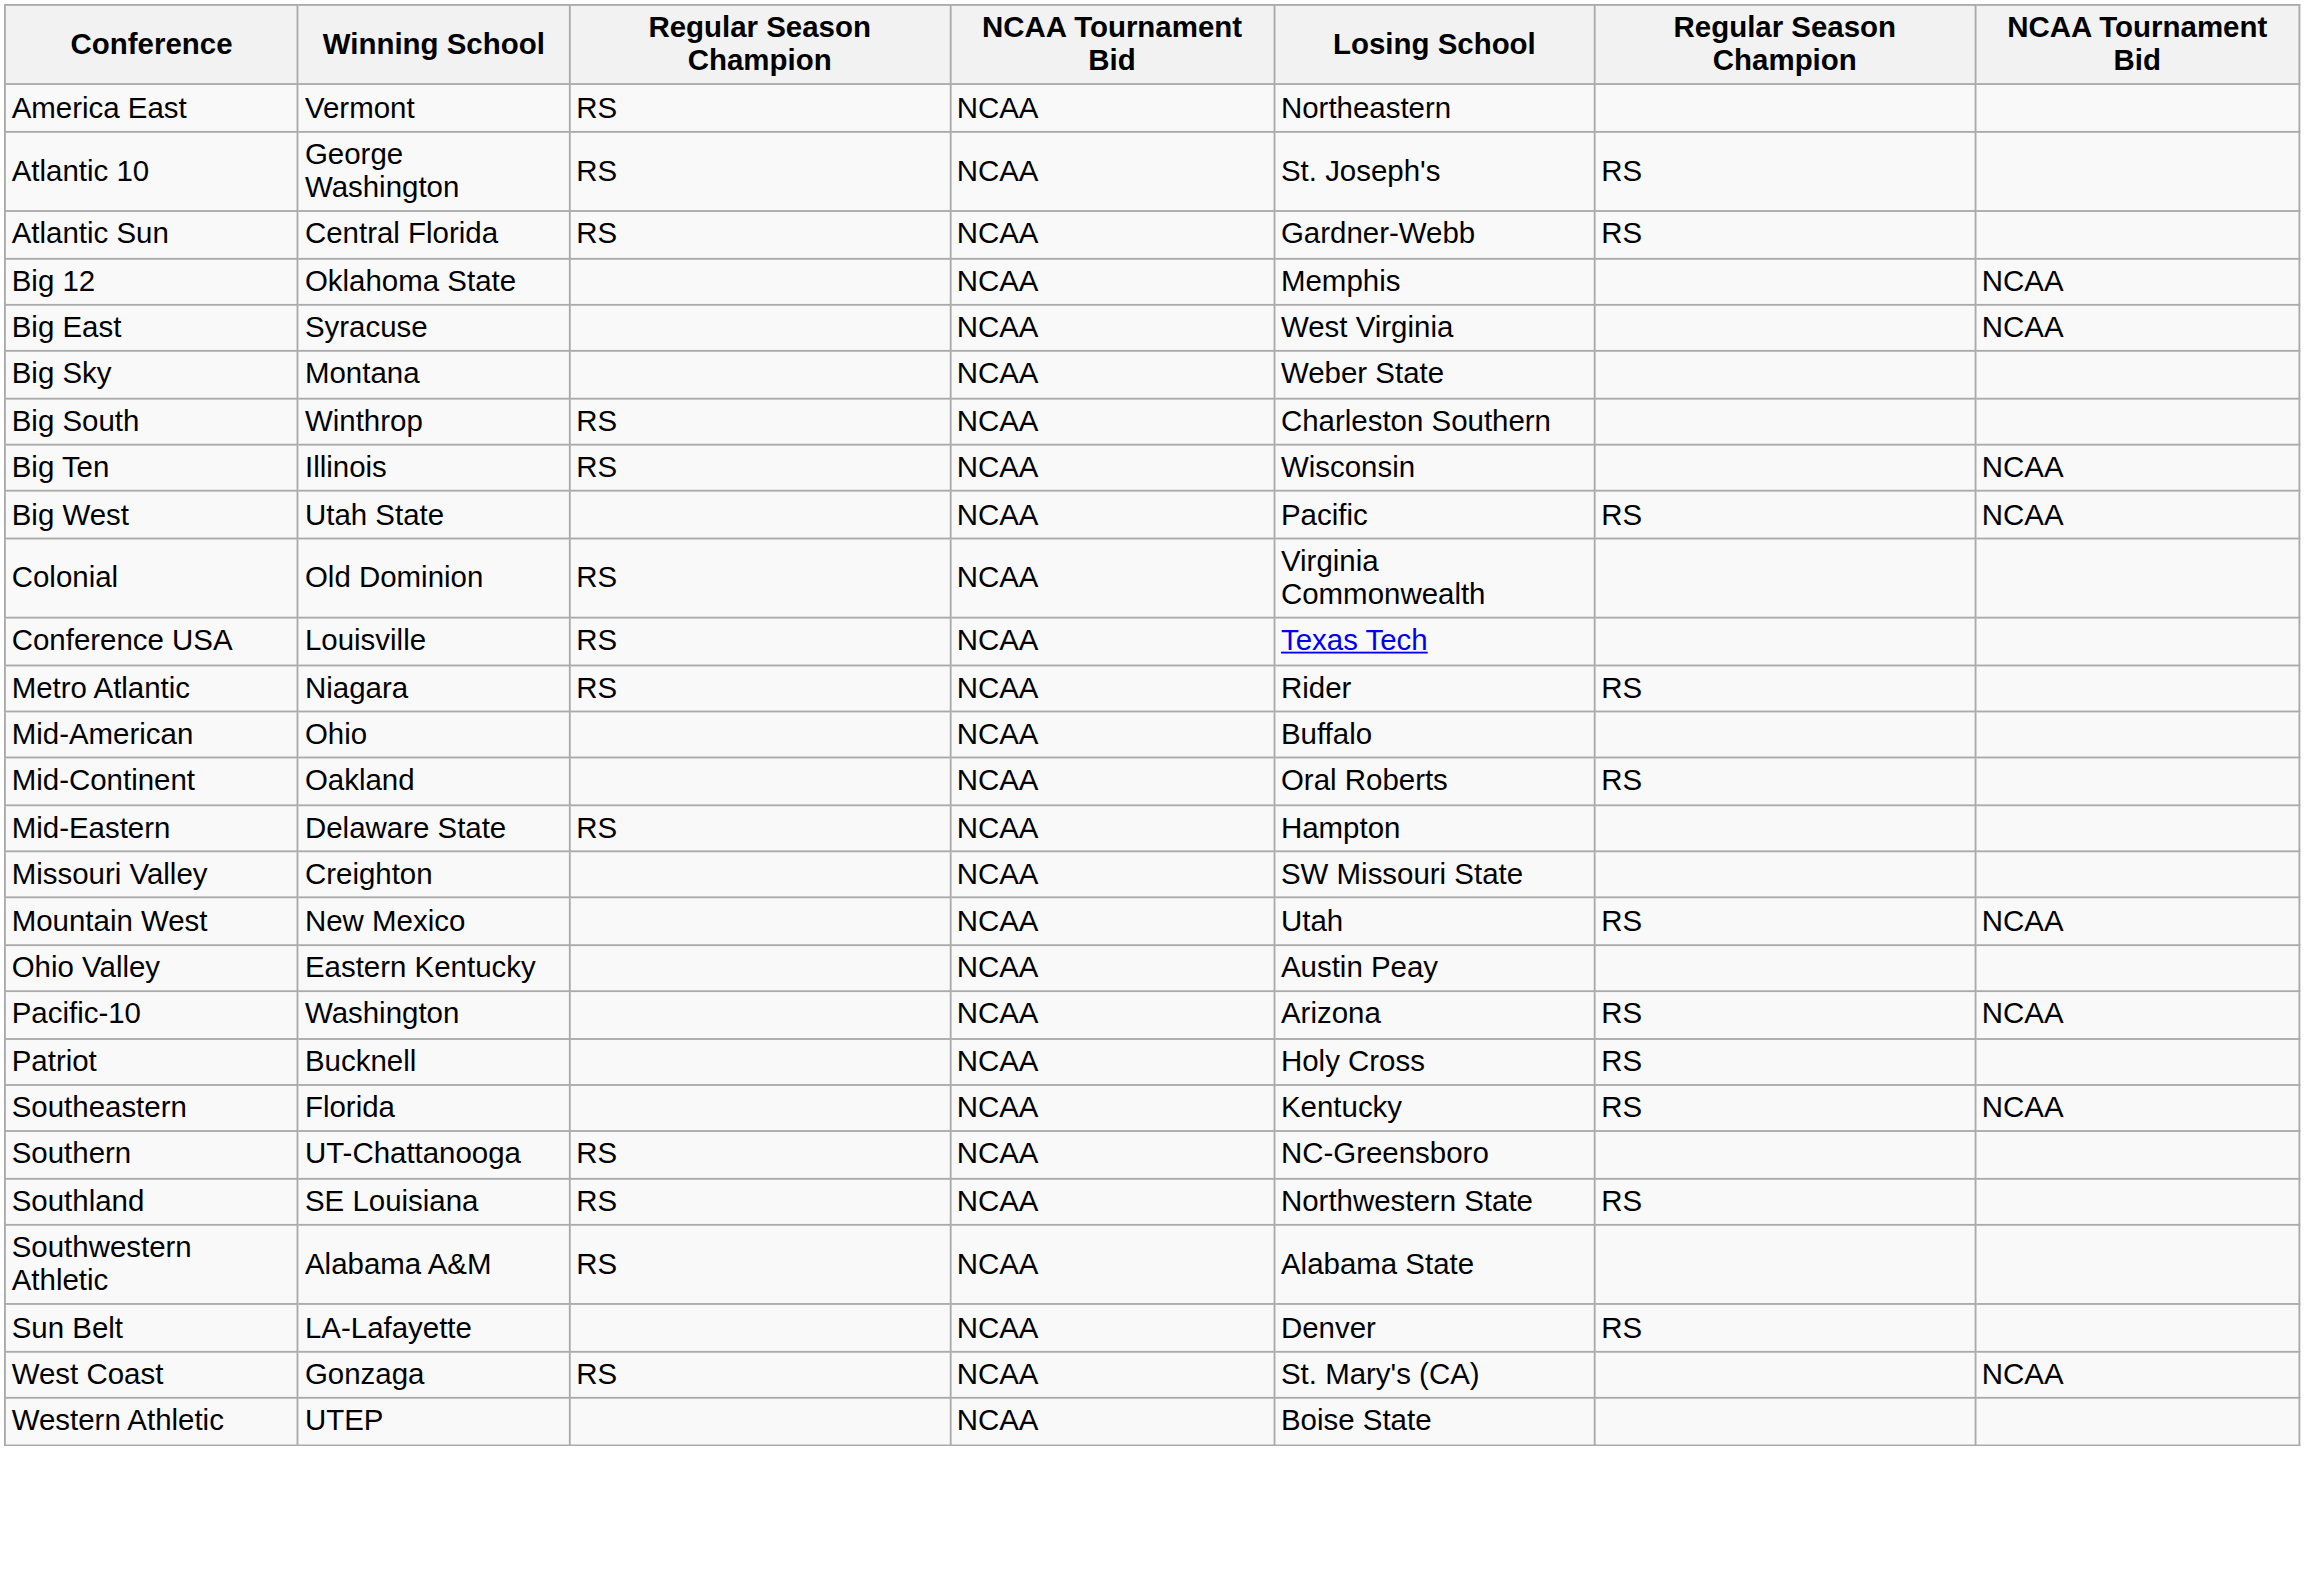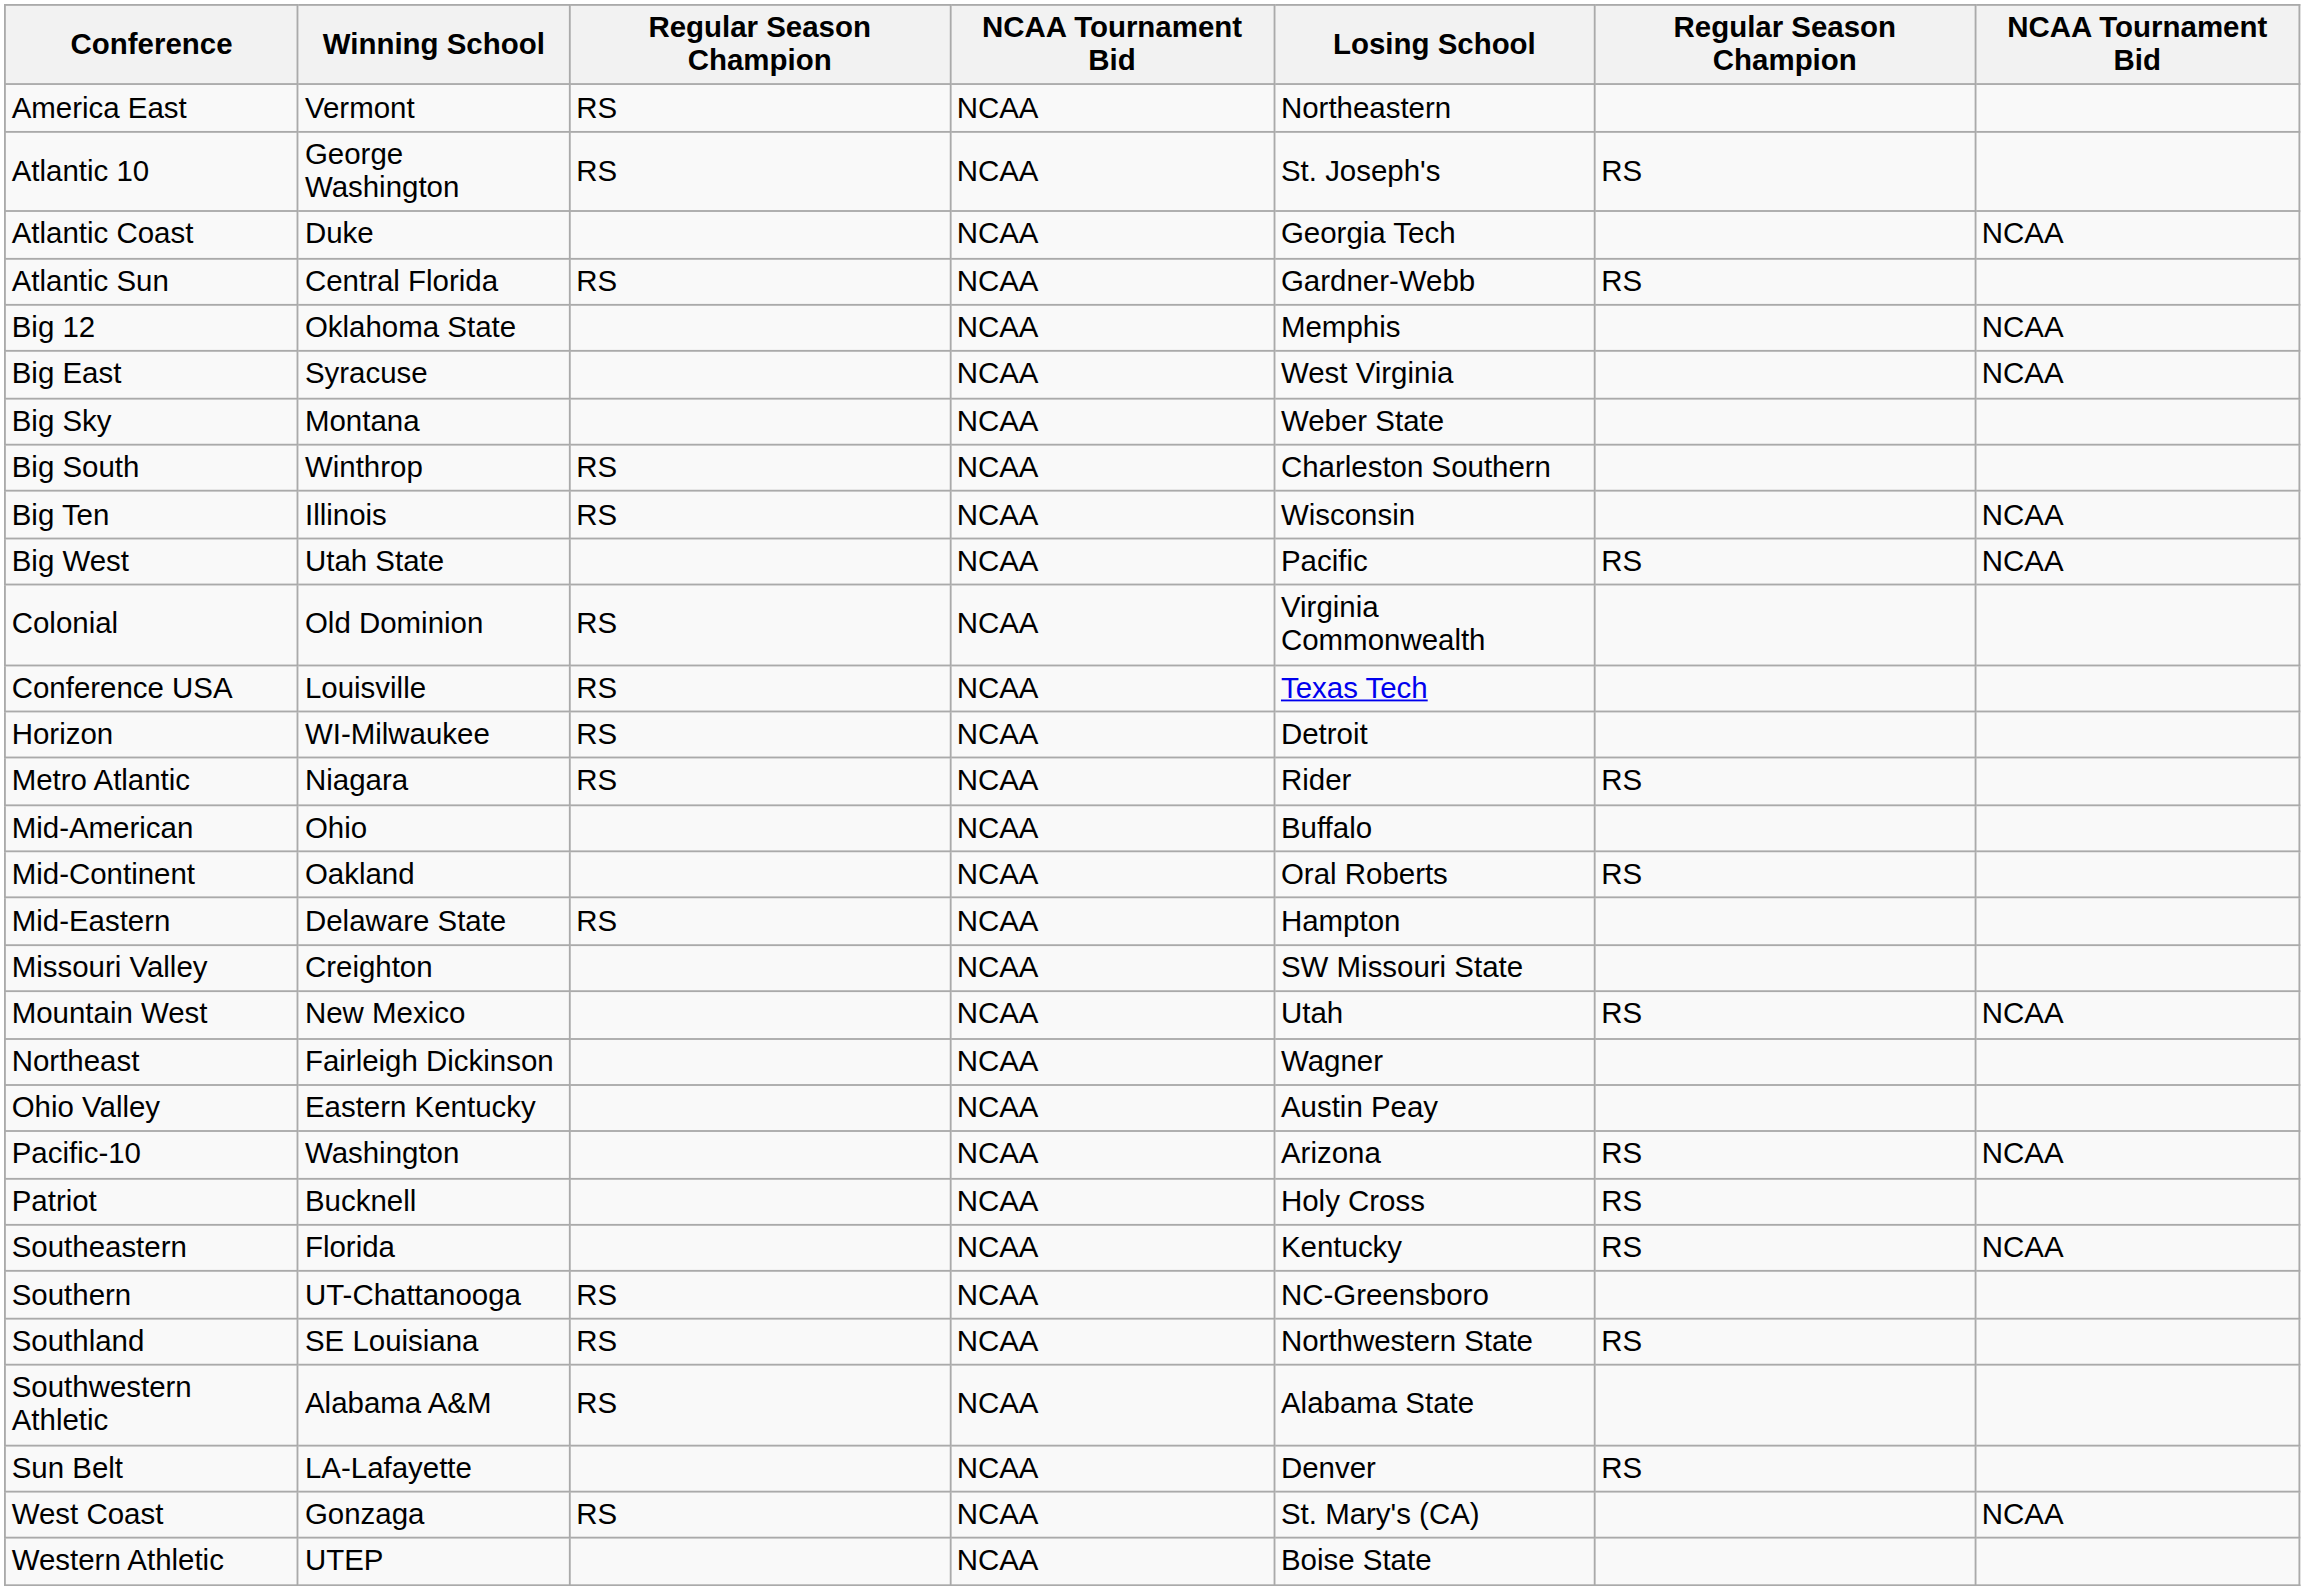+ row: (103, 234)
+ row: (62, 734)
+ row: (76, 1061)
